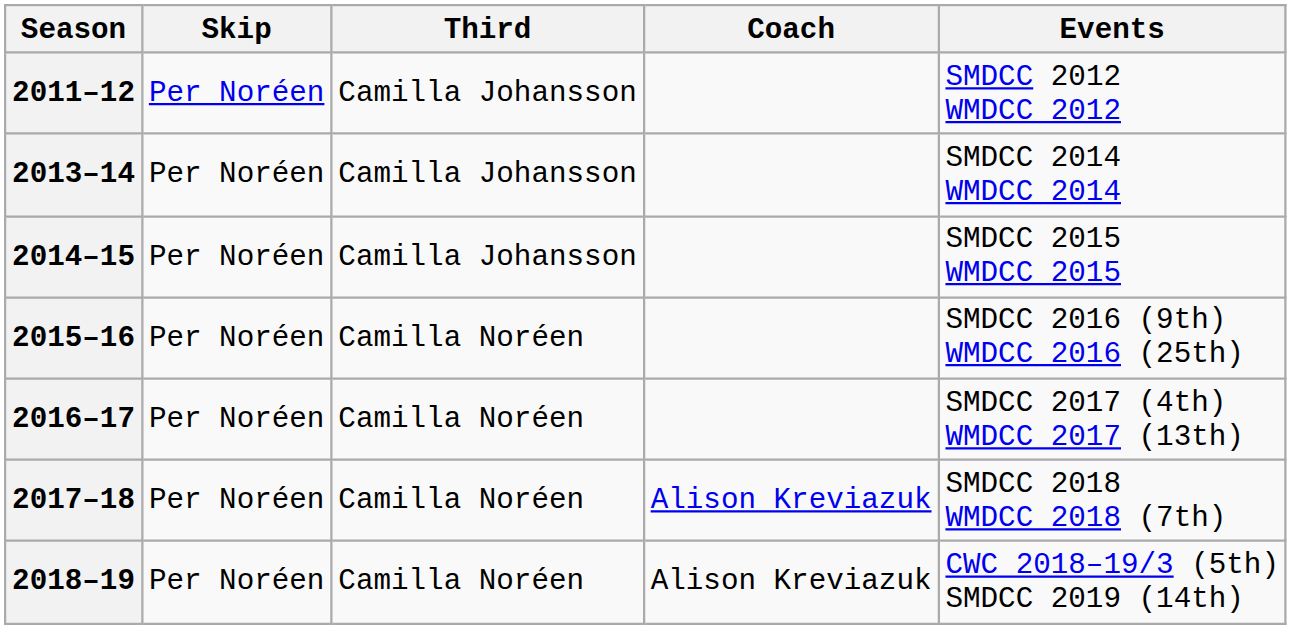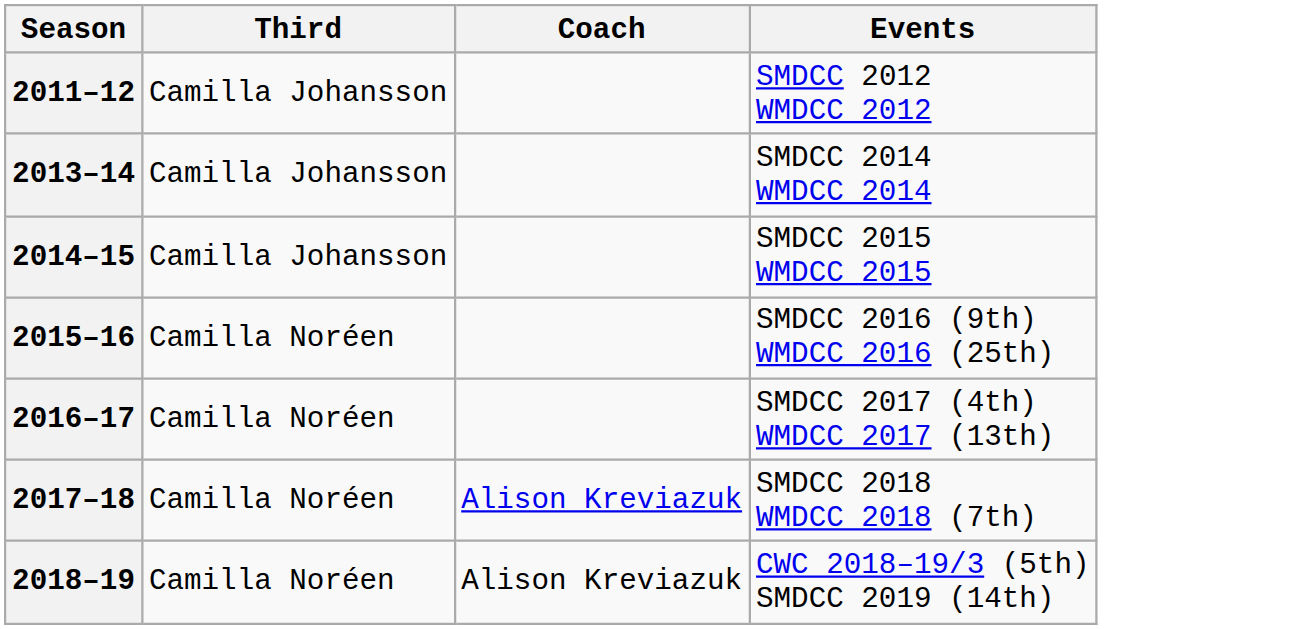- column: (237, 29)
